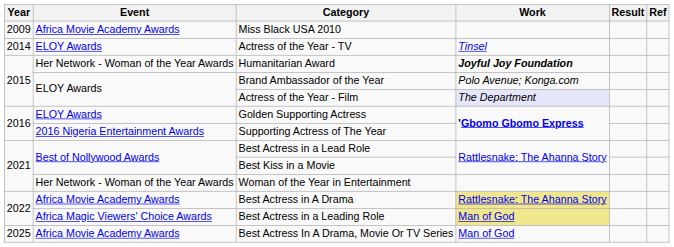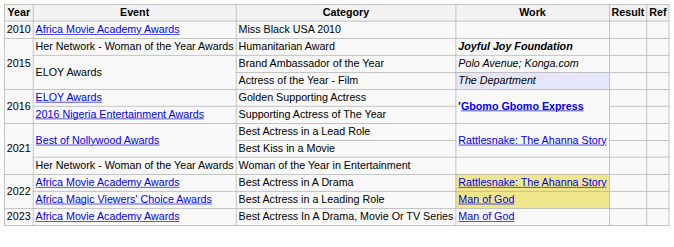(19, 30) 2009 -> (19, 30) 2010
- row: (295, 47)
(19, 234) 2025 -> (19, 217) 2023
